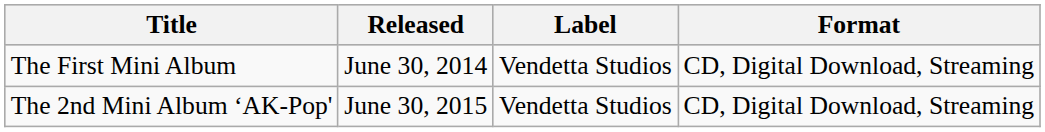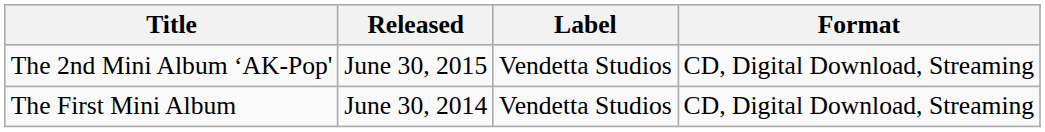rows swapped: (123, 65) <-> (172, 106)
